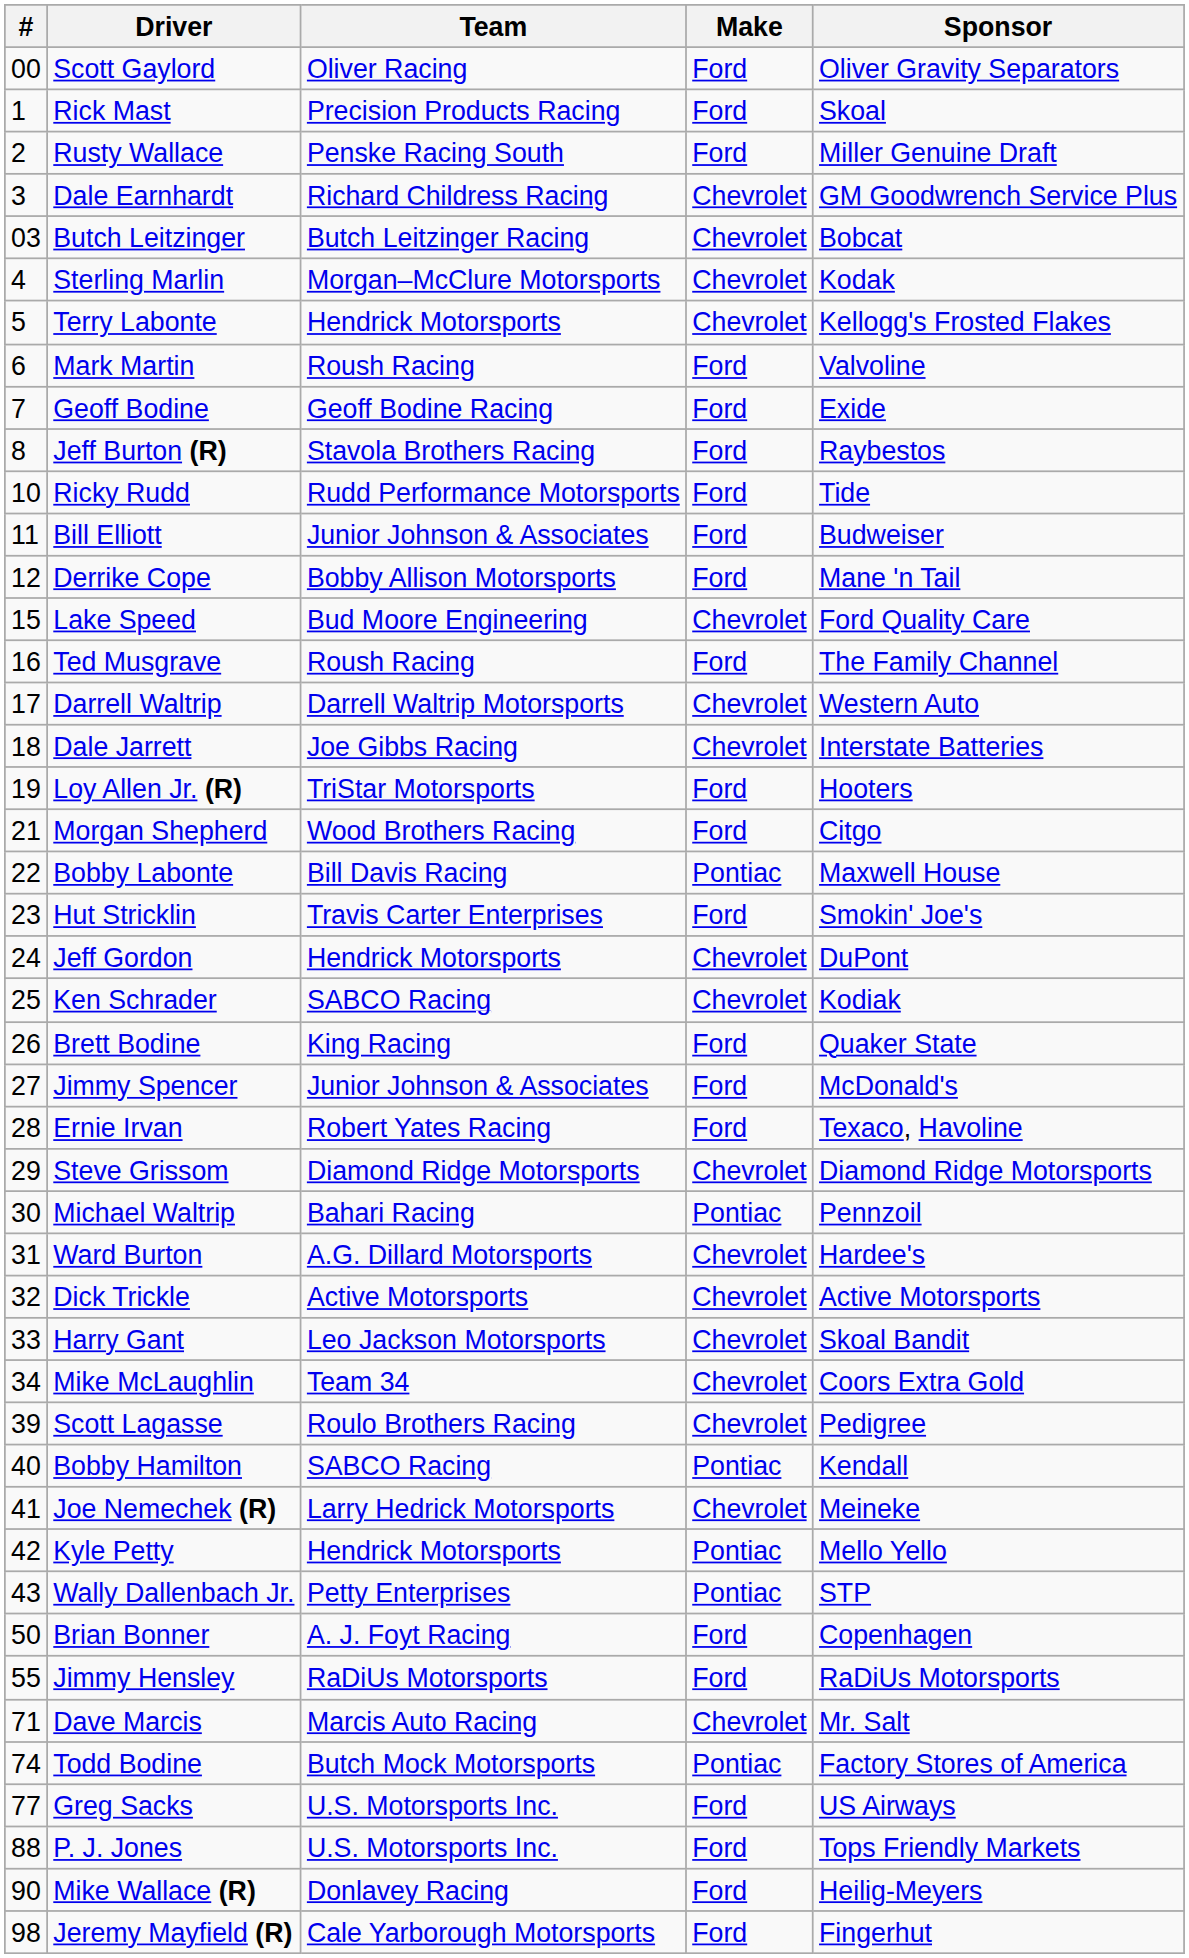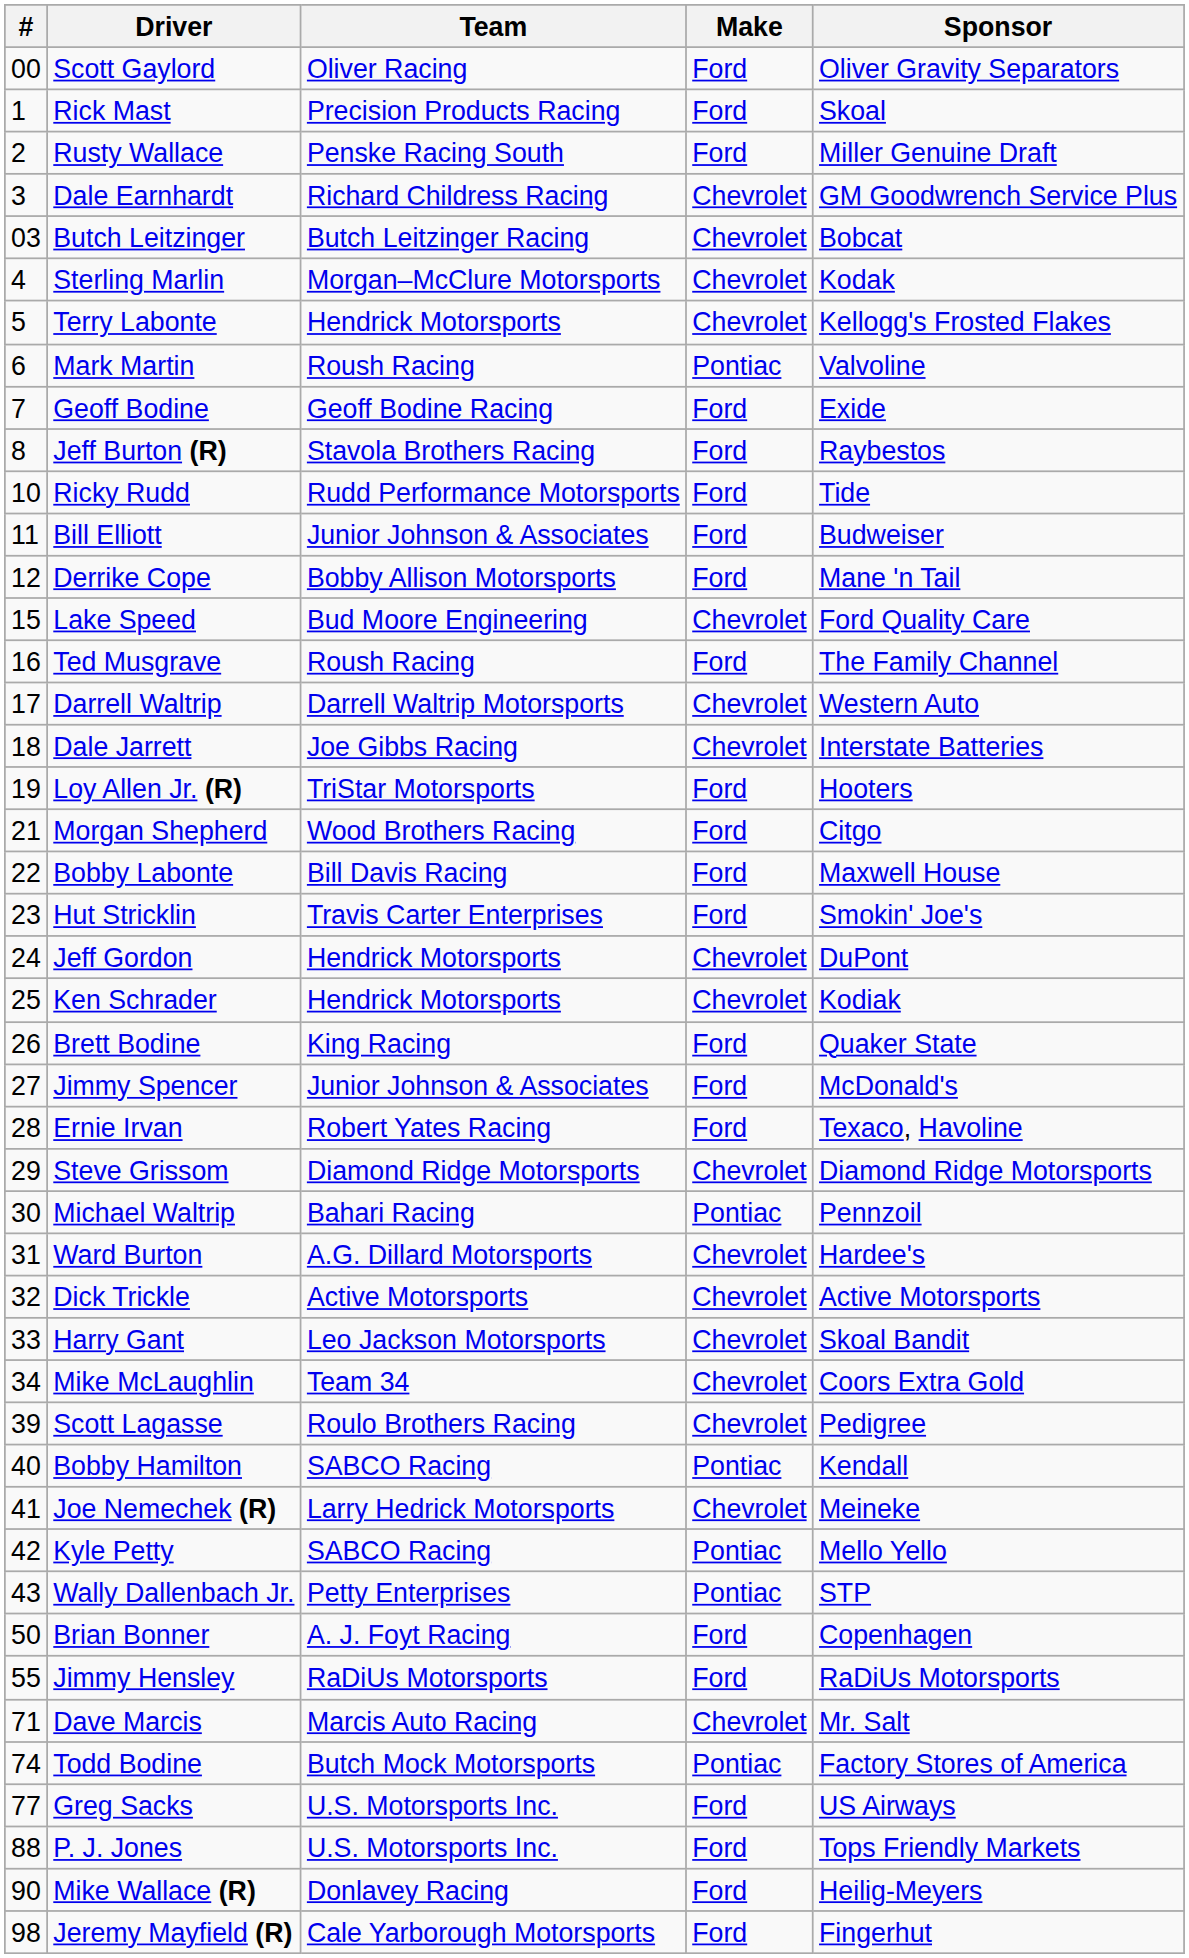(720, 365) Ford -> (737, 365) Pontiac
(737, 873) Pontiac -> (720, 873) Ford
(399, 1000) SABCO Racing -> (434, 1000) Hendrick Motorsports
(434, 1551) Hendrick Motorsports -> (399, 1551) SABCO Racing
